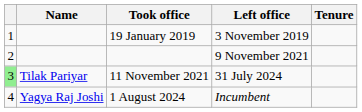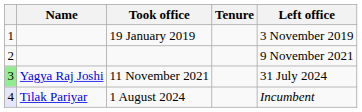columns swapped: (262, 14) <-> (334, 14)
(54, 76) Tilak Pariyar -> (62, 76) Yagya Raj Joshi
(11, 96) no background -> (11, 96) lavender background
(62, 96) Yagya Raj Joshi -> (54, 96) Tilak Pariyar
